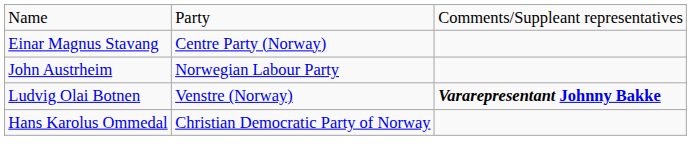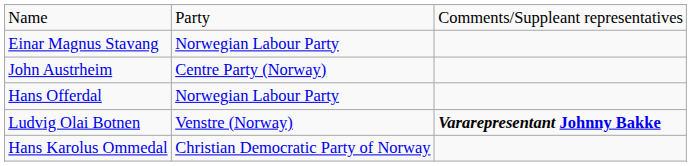(251, 43) Centre Party (Norway) -> (257, 43) Norwegian Labour Party
(257, 69) Norwegian Labour Party -> (251, 69) Centre Party (Norway)
+ row: (55, 95)
